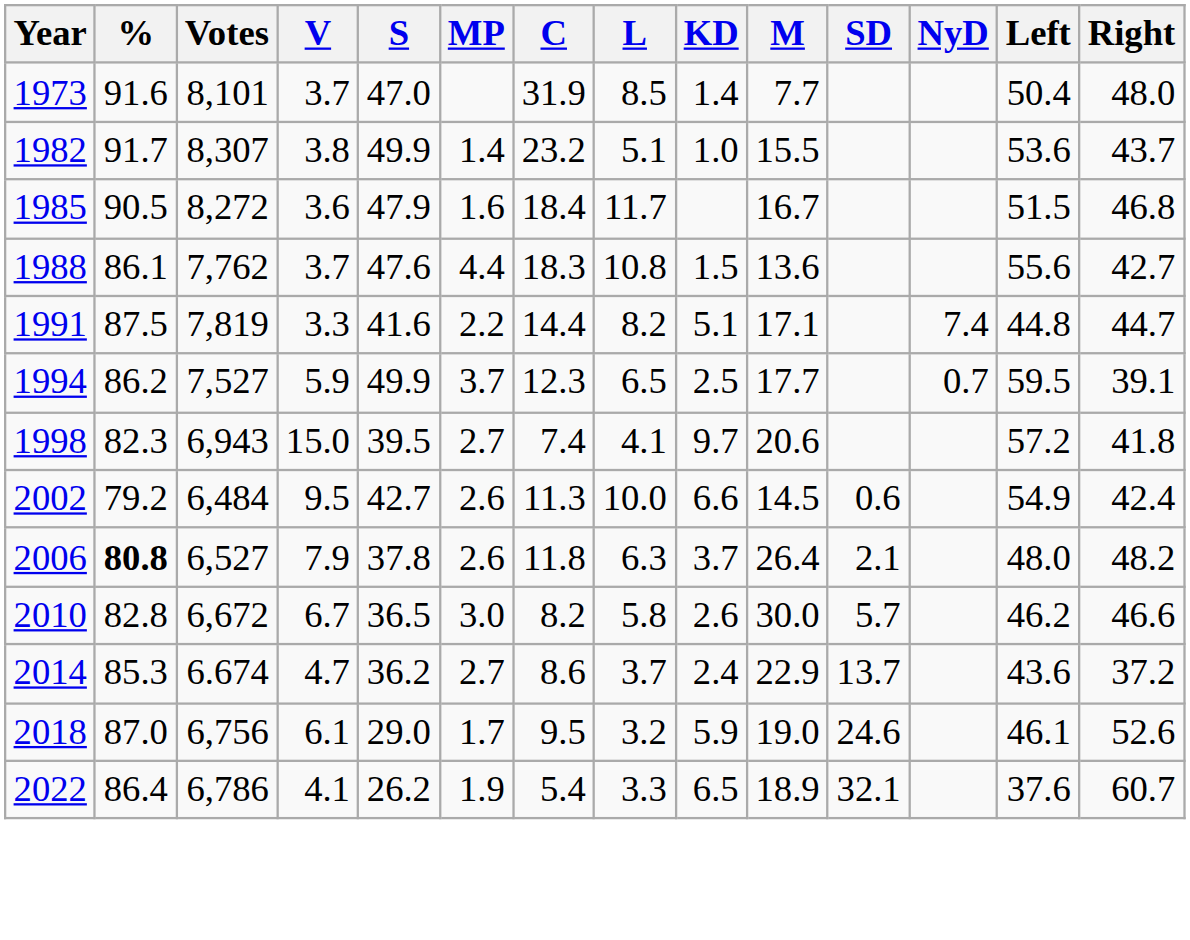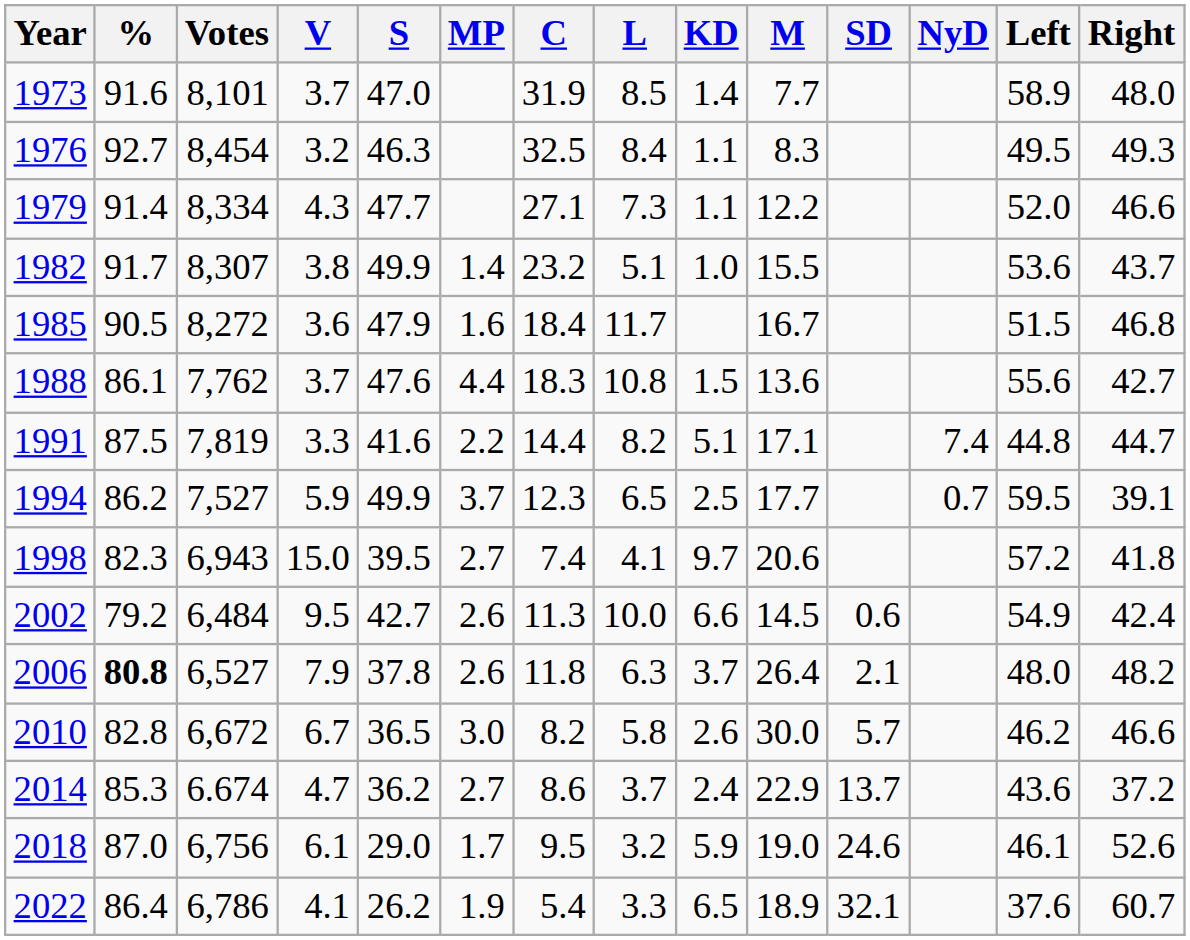(1039, 91) 50.4 -> (1039, 91) 58.9
+ row: (50, 149)
+ row: (50, 207)
